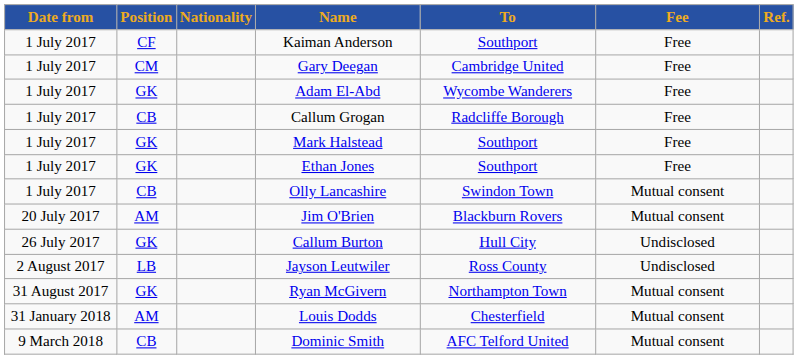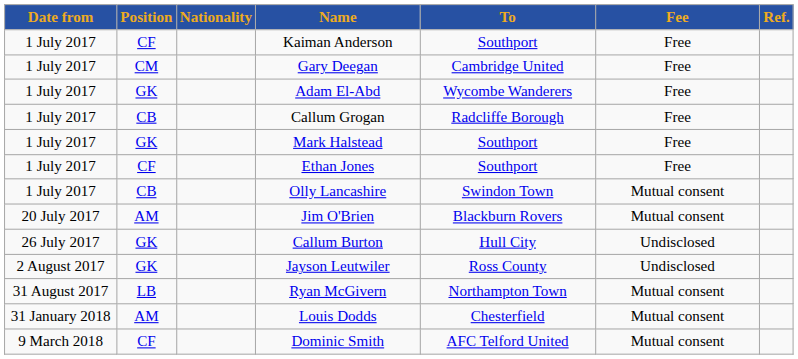(146, 166) GK -> (146, 166) CF
(146, 266) LB -> (146, 266) GK
(146, 291) GK -> (146, 291) LB
(146, 341) CB -> (146, 341) CF
